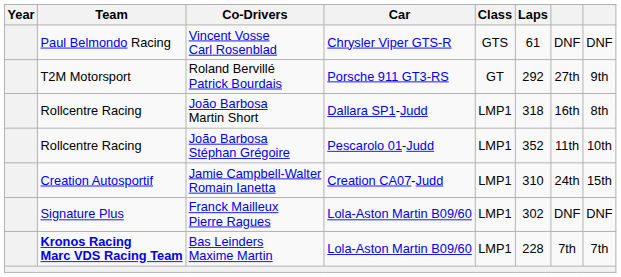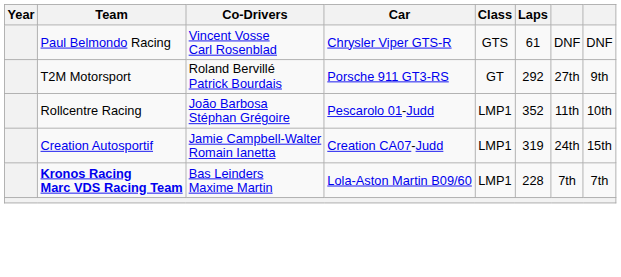- row: (228, 111)
(533, 180) 310 -> (533, 146) 319
- row: (234, 215)
